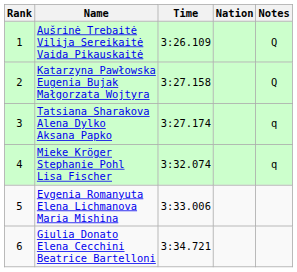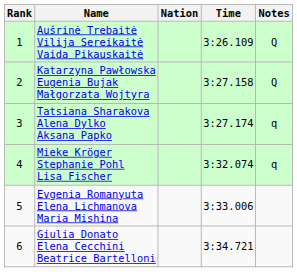columns swapped: (235, 13) <-> (186, 13)
